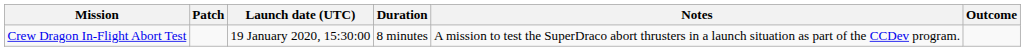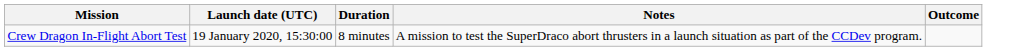- column: (208, 14)
